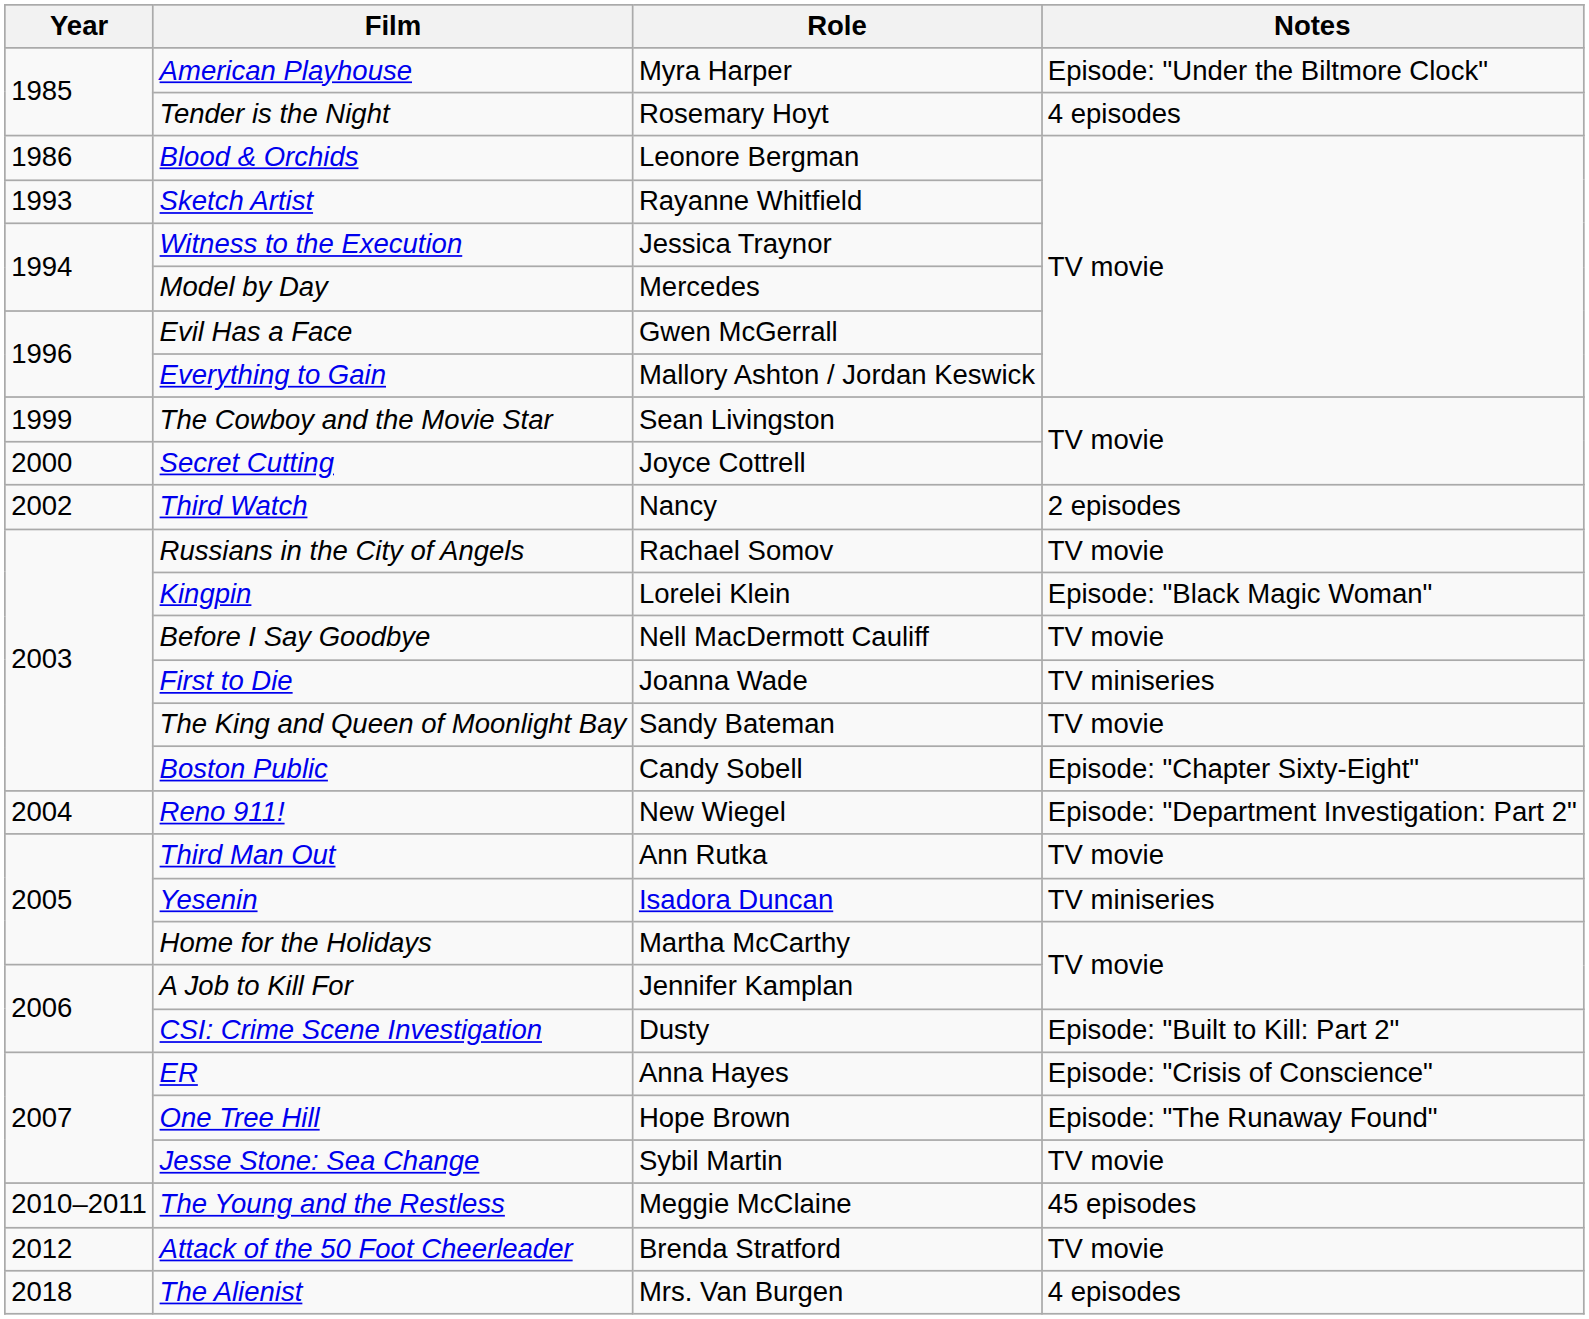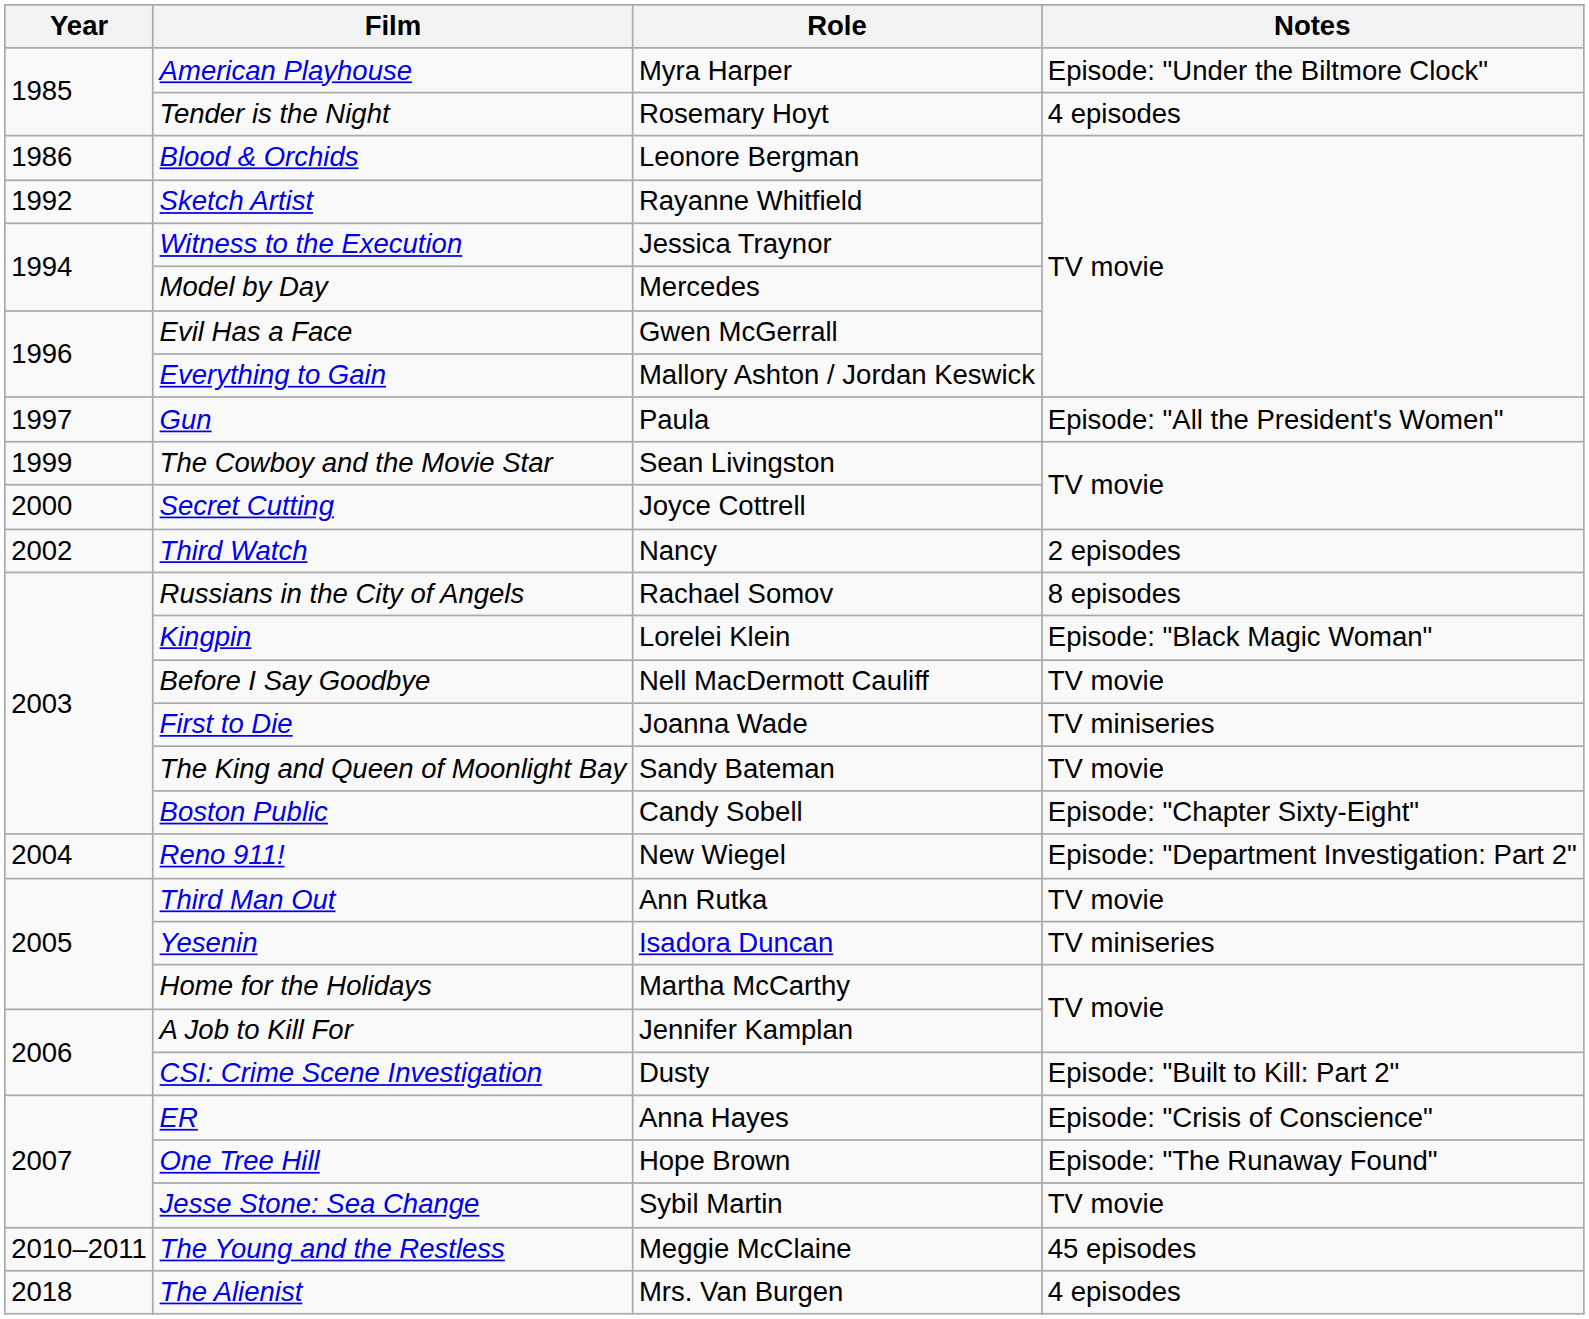(42, 200) 1993 -> (42, 200) 1992
+ row: (186, 419)
(1106, 550) TV movie -> (1114, 593) 8 episodes
- row: (366, 1248)
